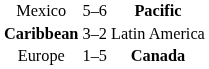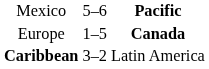rows swapped: (41, 33) <-> (41, 56)
